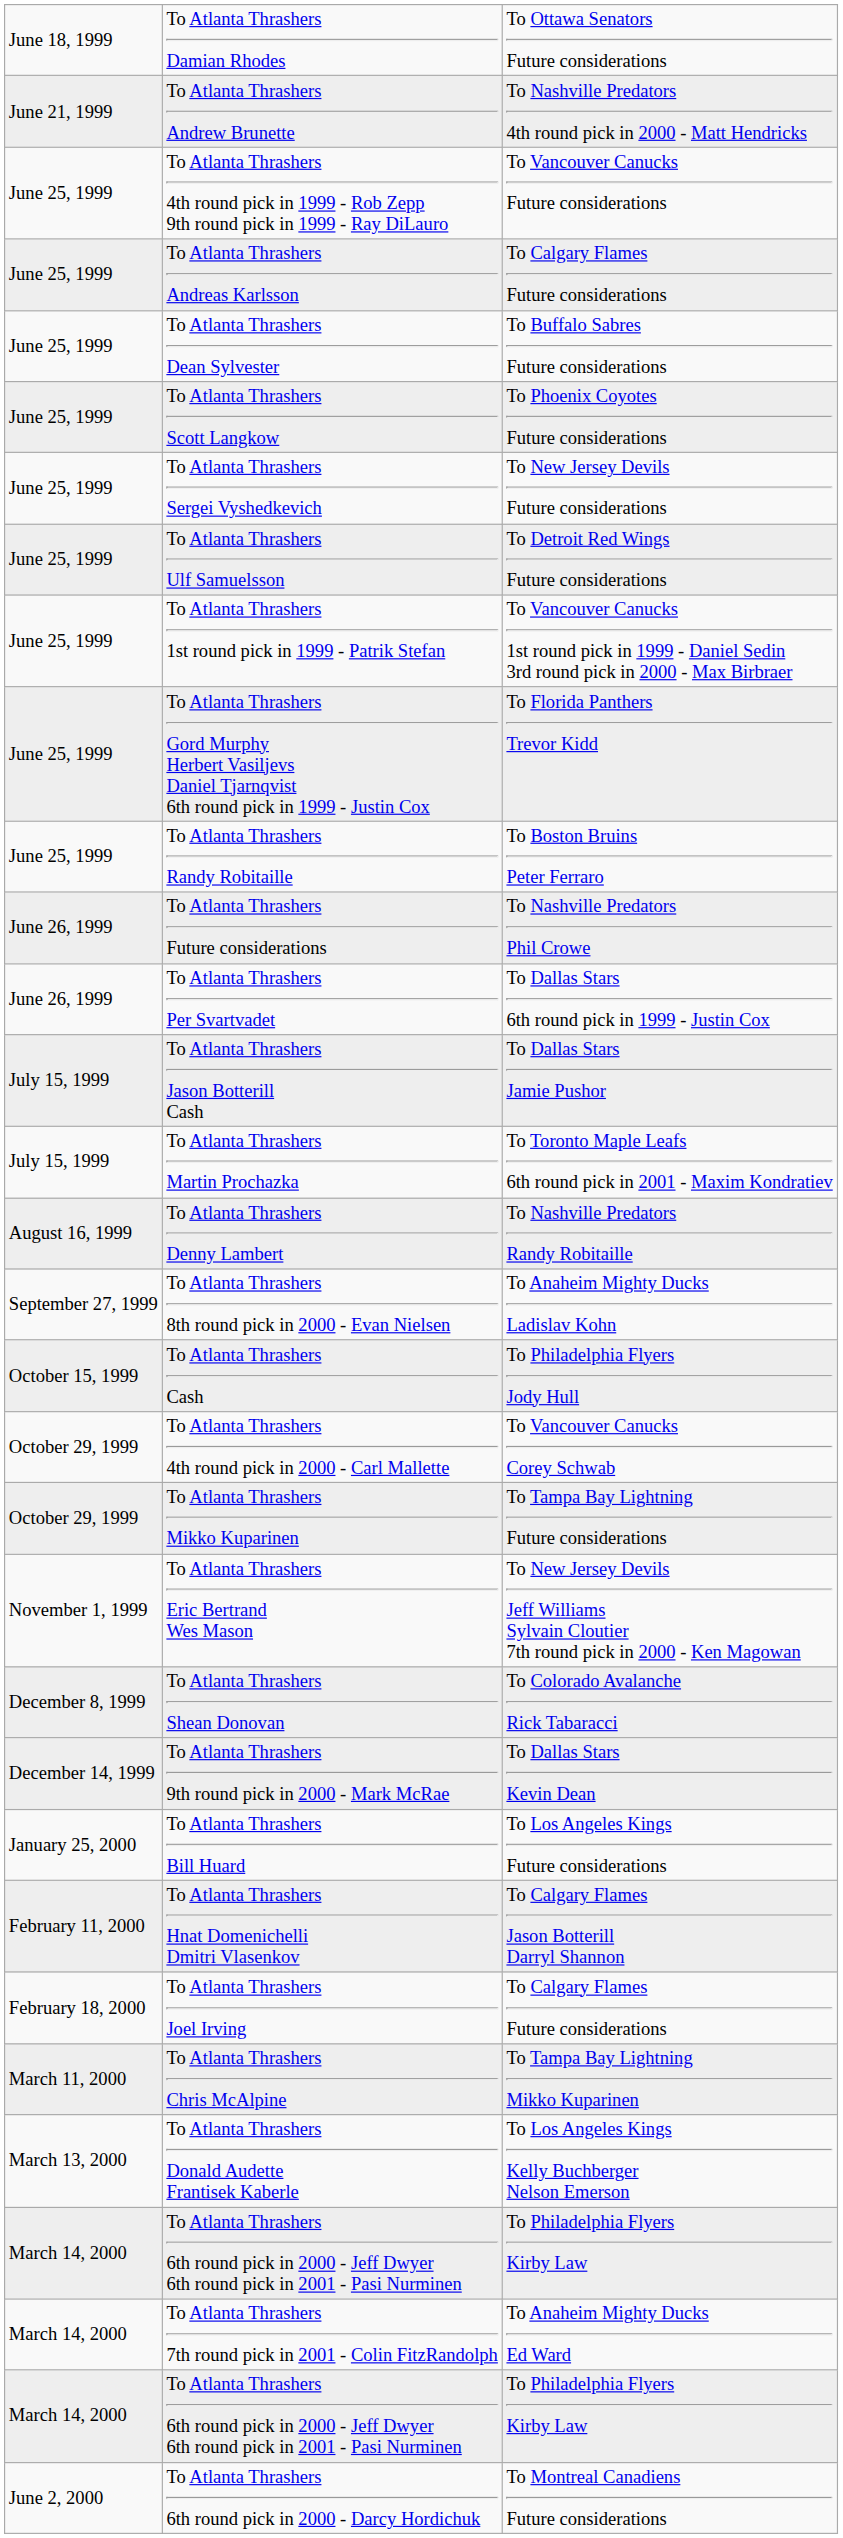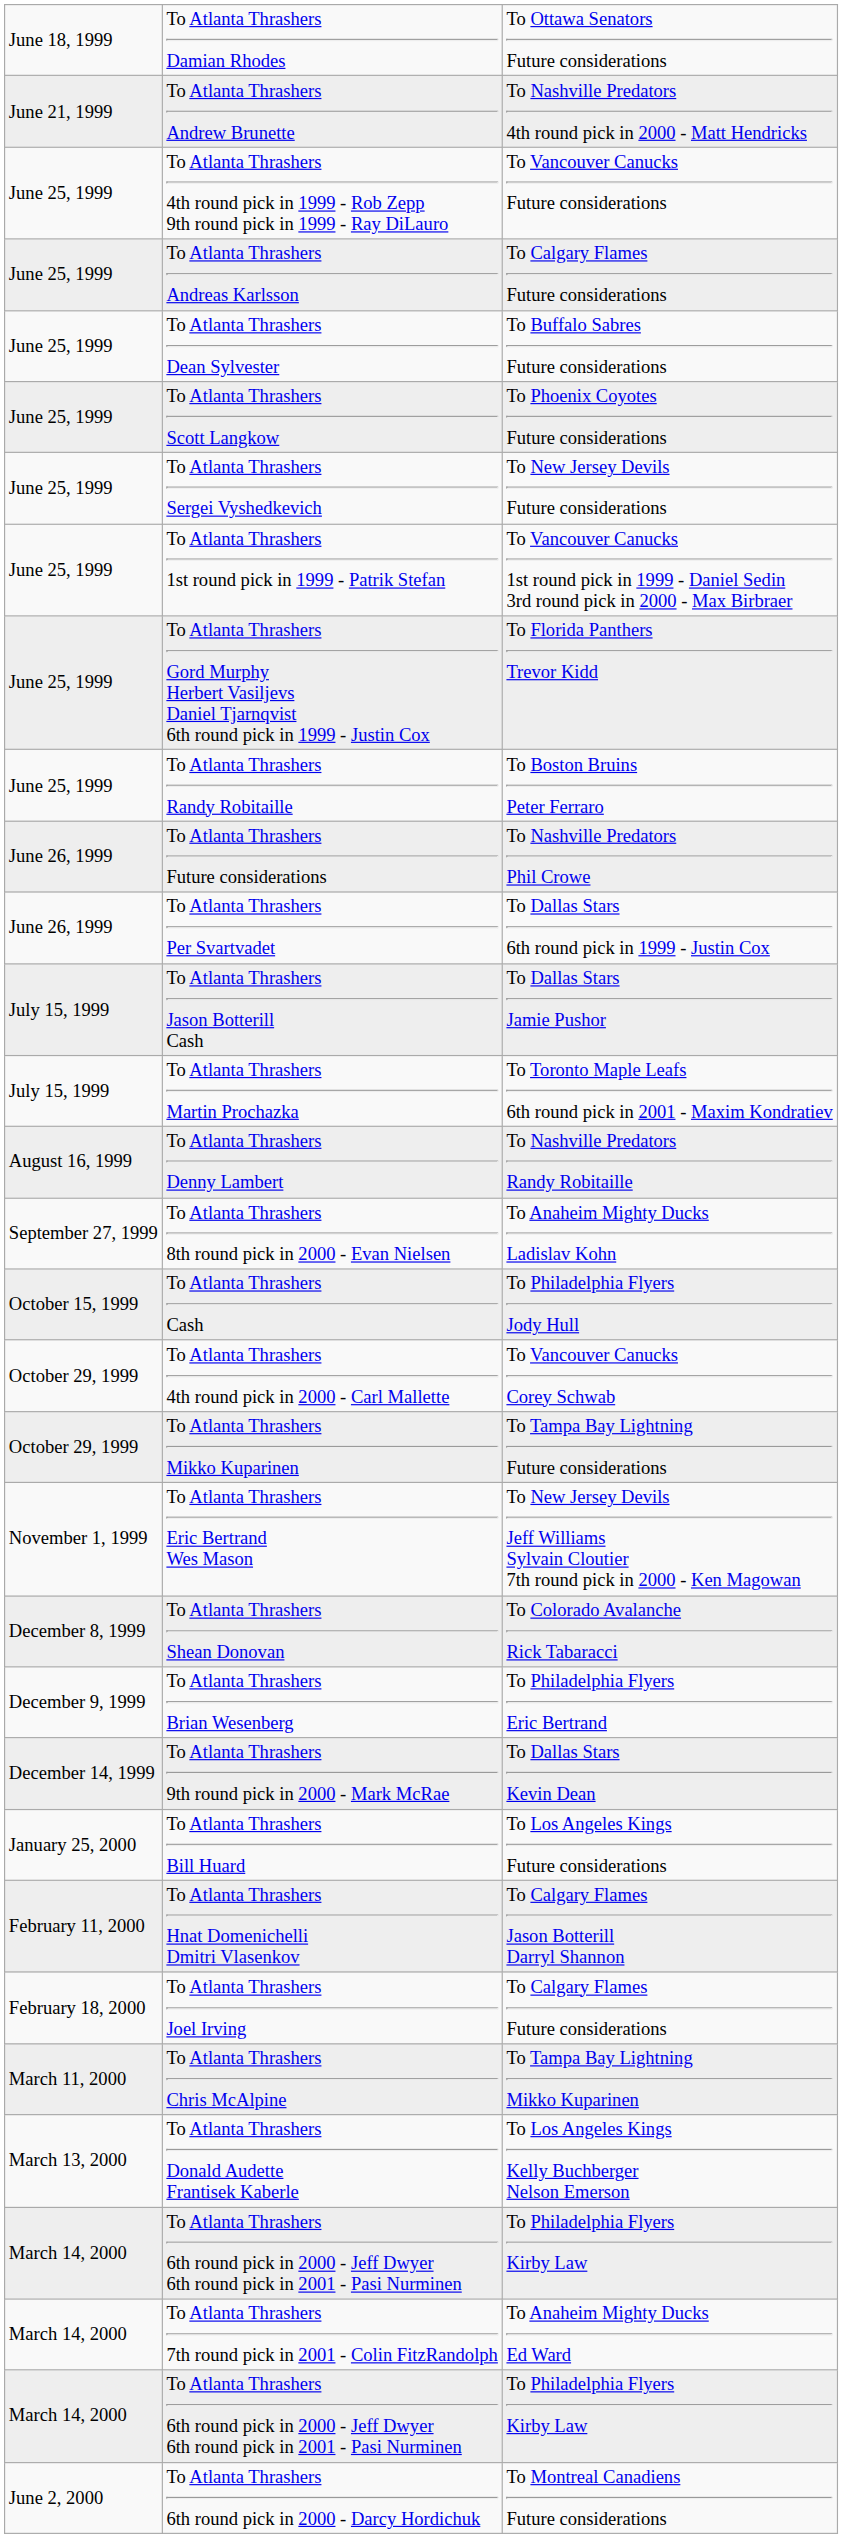- row: (332, 559)
+ row: (332, 1702)
